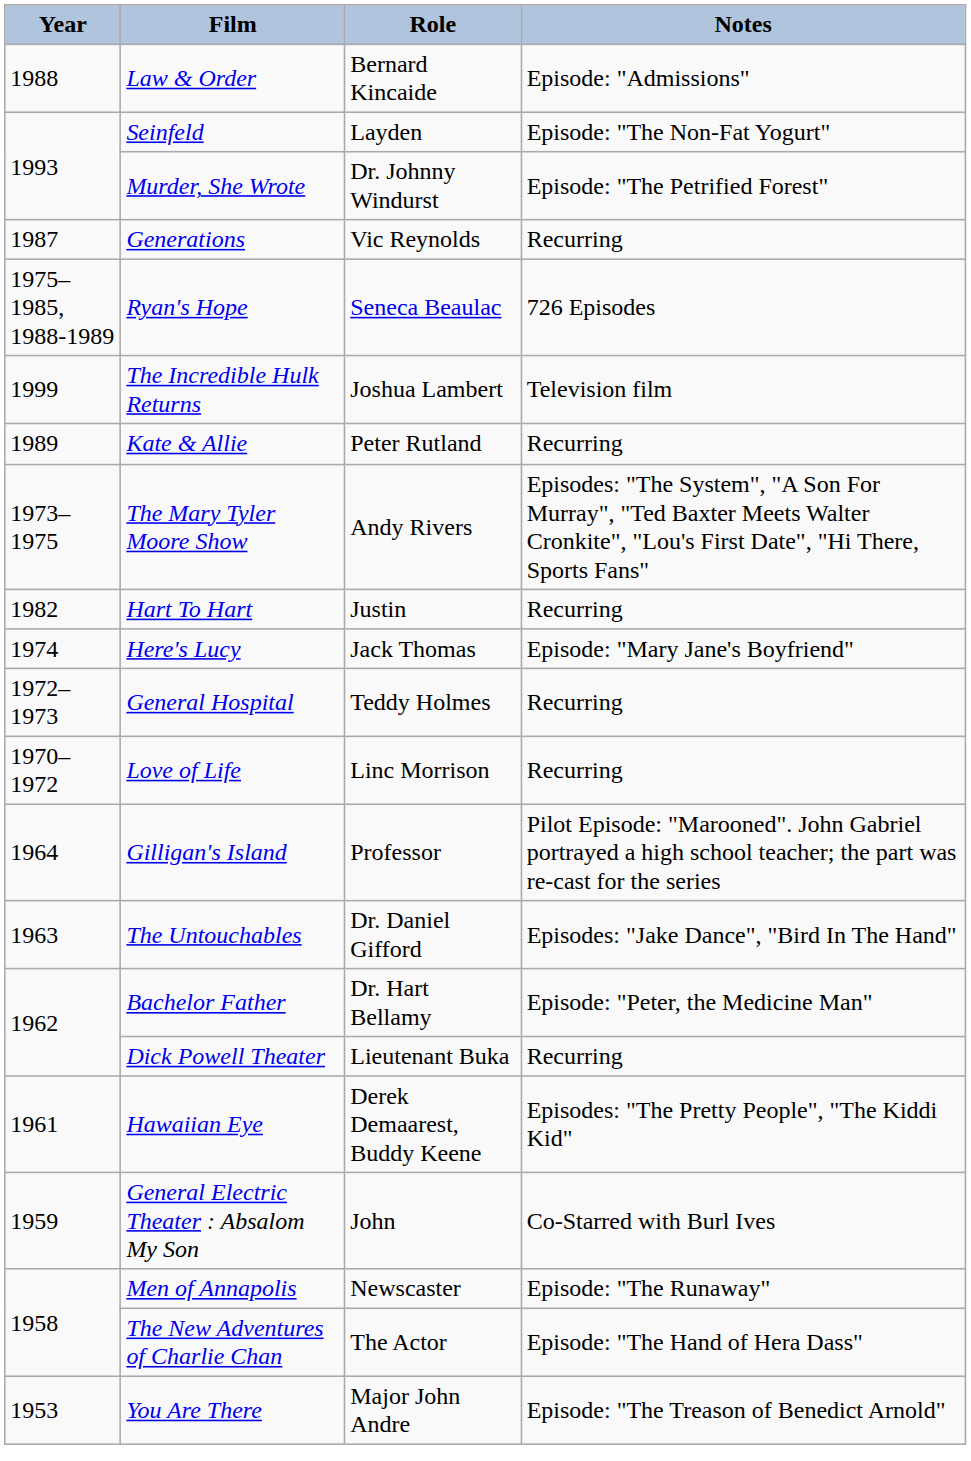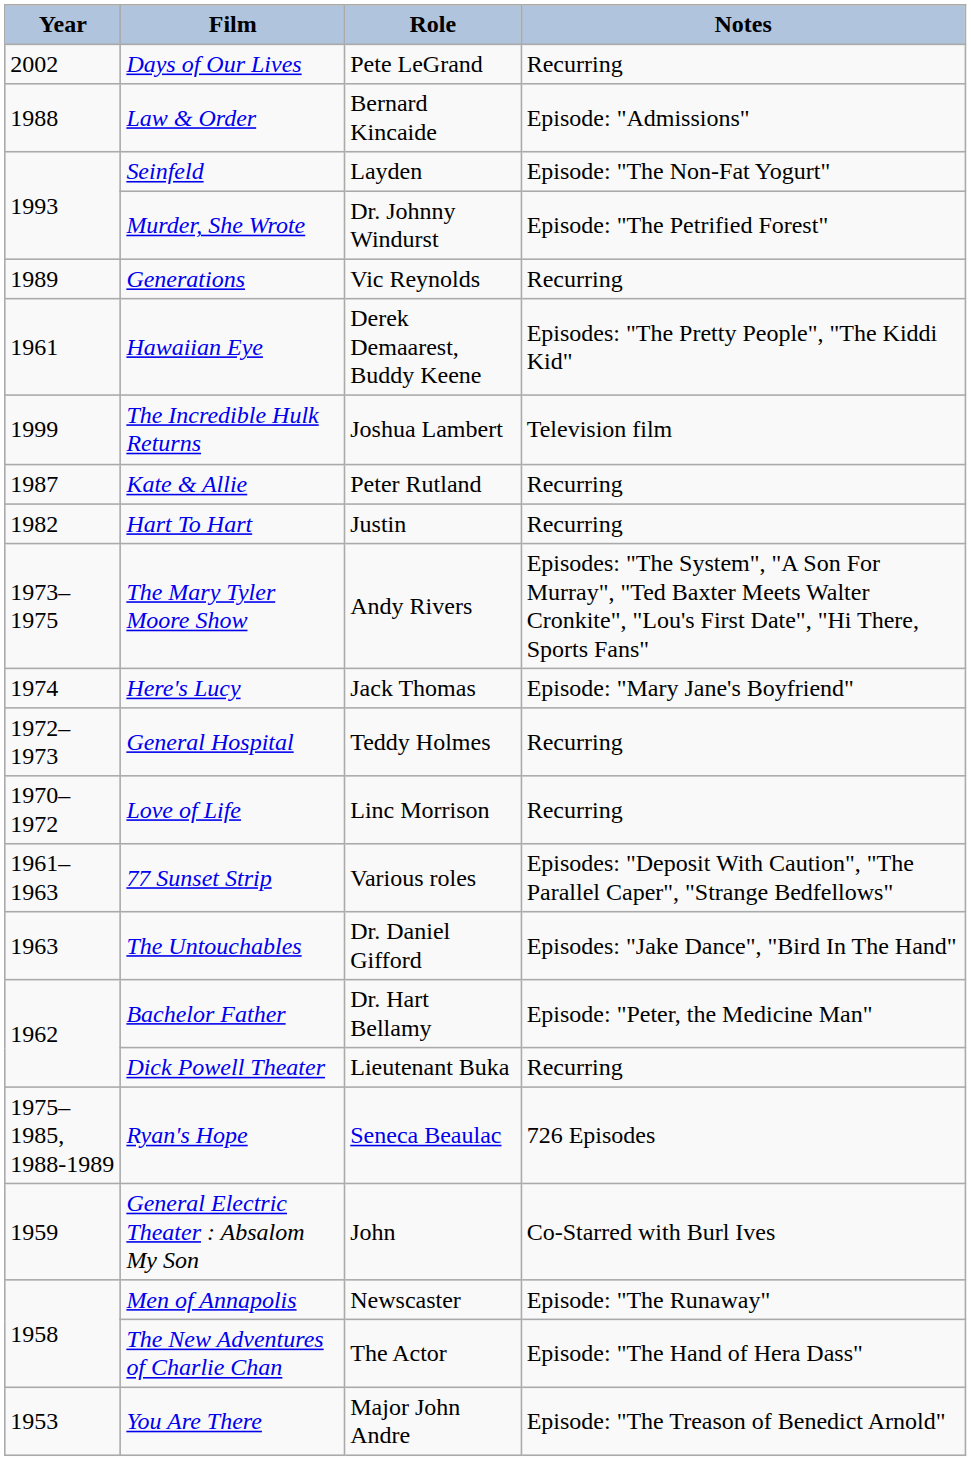+ row: (214, 64)
(34, 239) 1987 -> (34, 279) 1989
rows swapped: (187, 307) <-> (195, 1124)
(34, 443) 1989 -> (34, 483) 1987
rows swapped: (189, 608) <-> (201, 526)
- row: (207, 852)
+ row: (199, 877)
